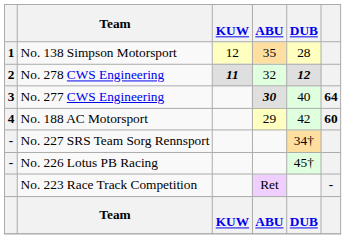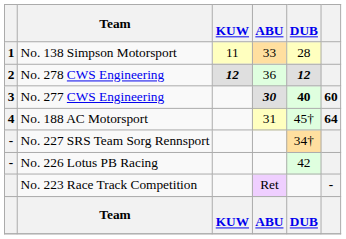(232, 52) 12 -> (232, 52) 11
(269, 52) 35 -> (269, 52) 33
(232, 74) 11 -> (232, 74) 12
(269, 74) 32 -> (269, 74) 36
(304, 96) normal -> (304, 96) bold
(331, 96) 64 -> (331, 96) 60
(269, 118) 29 -> (269, 118) 31
(304, 118) 42 -> (304, 118) 45†
(331, 118) 60 -> (331, 118) 64
(304, 162) 45† -> (304, 162) 42
